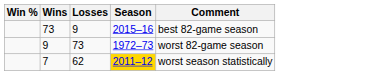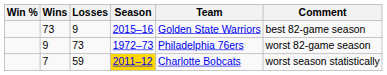+ column: (209, 12)
(78, 62) 62 -> (78, 62) 59
